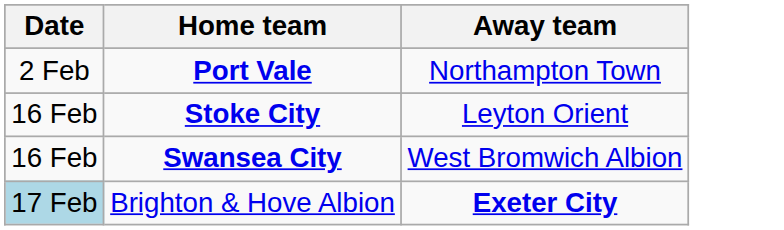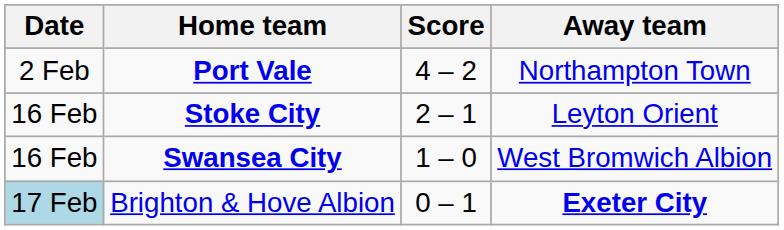+ column: (446, 26)
